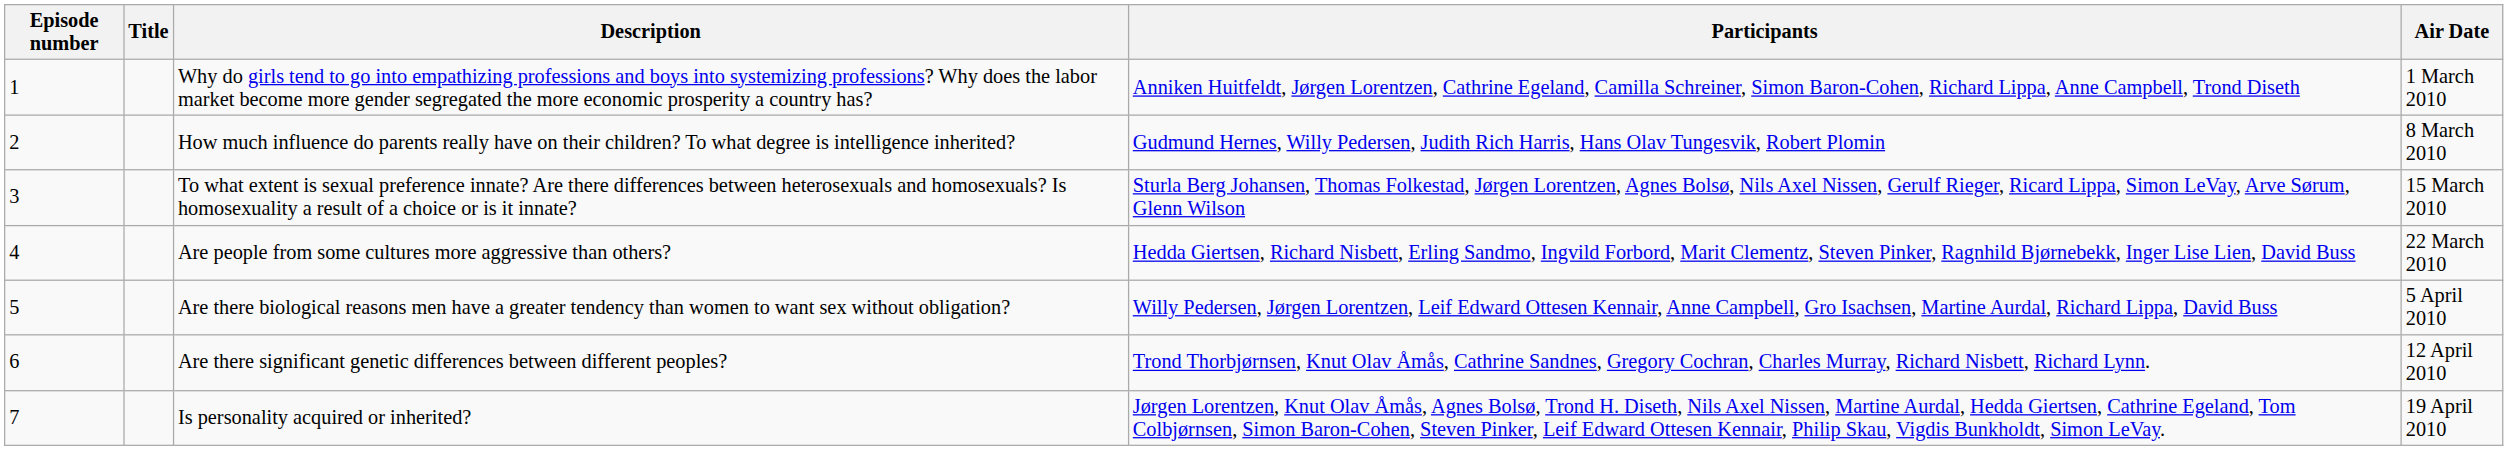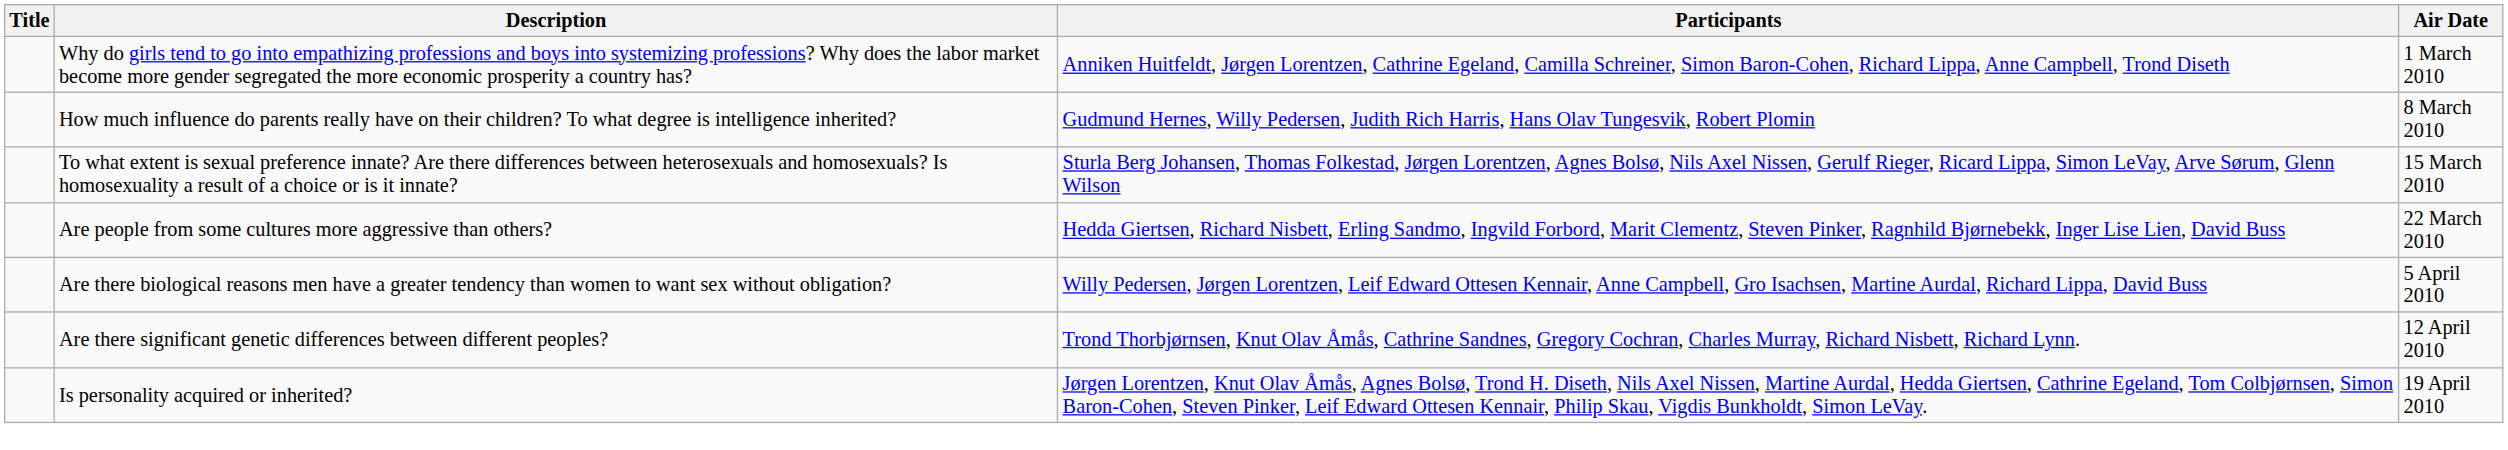- column: (64, 32)
